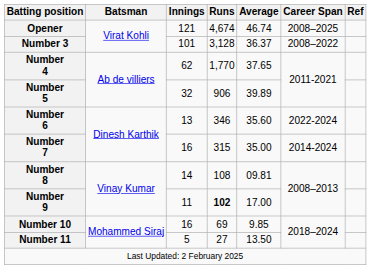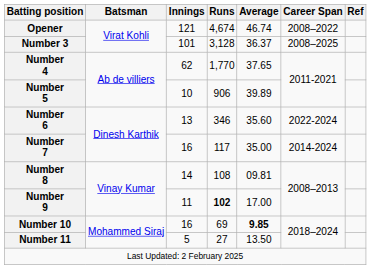(313, 28) 2008–2025 -> (313, 28) 2008–2022
(313, 44) 2008–2022 -> (313, 44) 2008–2025
(187, 93) 32 -> (187, 93) 10
(222, 148) 315 -> (222, 148) 117
(259, 224) normal -> (259, 224) bold
